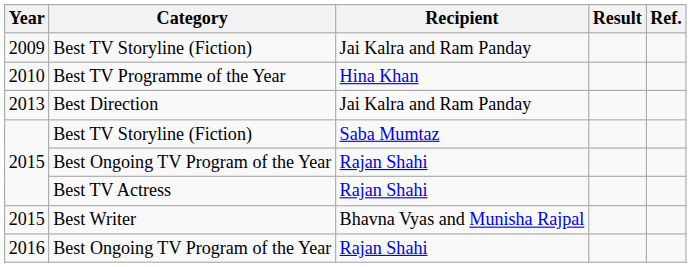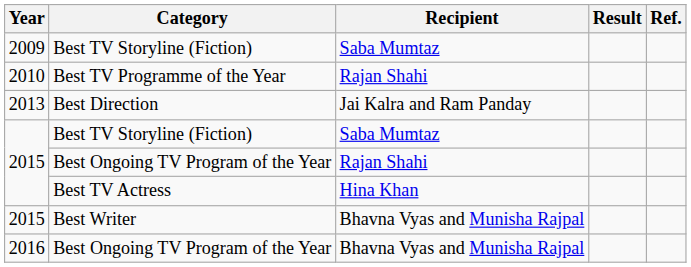(436, 47) Jai Kalra and Ram Panday -> (390, 47) Saba Mumtaz
(379, 76) Hina Khan -> (384, 76) Rajan Shahi
(384, 190) Rajan Shahi -> (379, 190) Hina Khan
(384, 248) Rajan Shahi -> (462, 248) Bhavna Vyas and Munisha Rajpal
